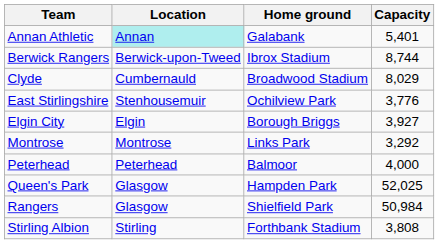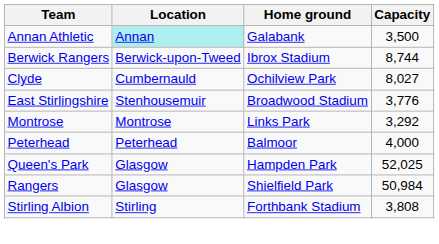(402, 36) 5,401 -> (402, 36) 3,500
(308, 79) Broadwood Stadium -> (291, 79) Ochilview Park
(402, 79) 8,029 -> (402, 79) 8,027
(291, 100) Ochilview Park -> (308, 100) Broadwood Stadium
- row: (36, 121)
